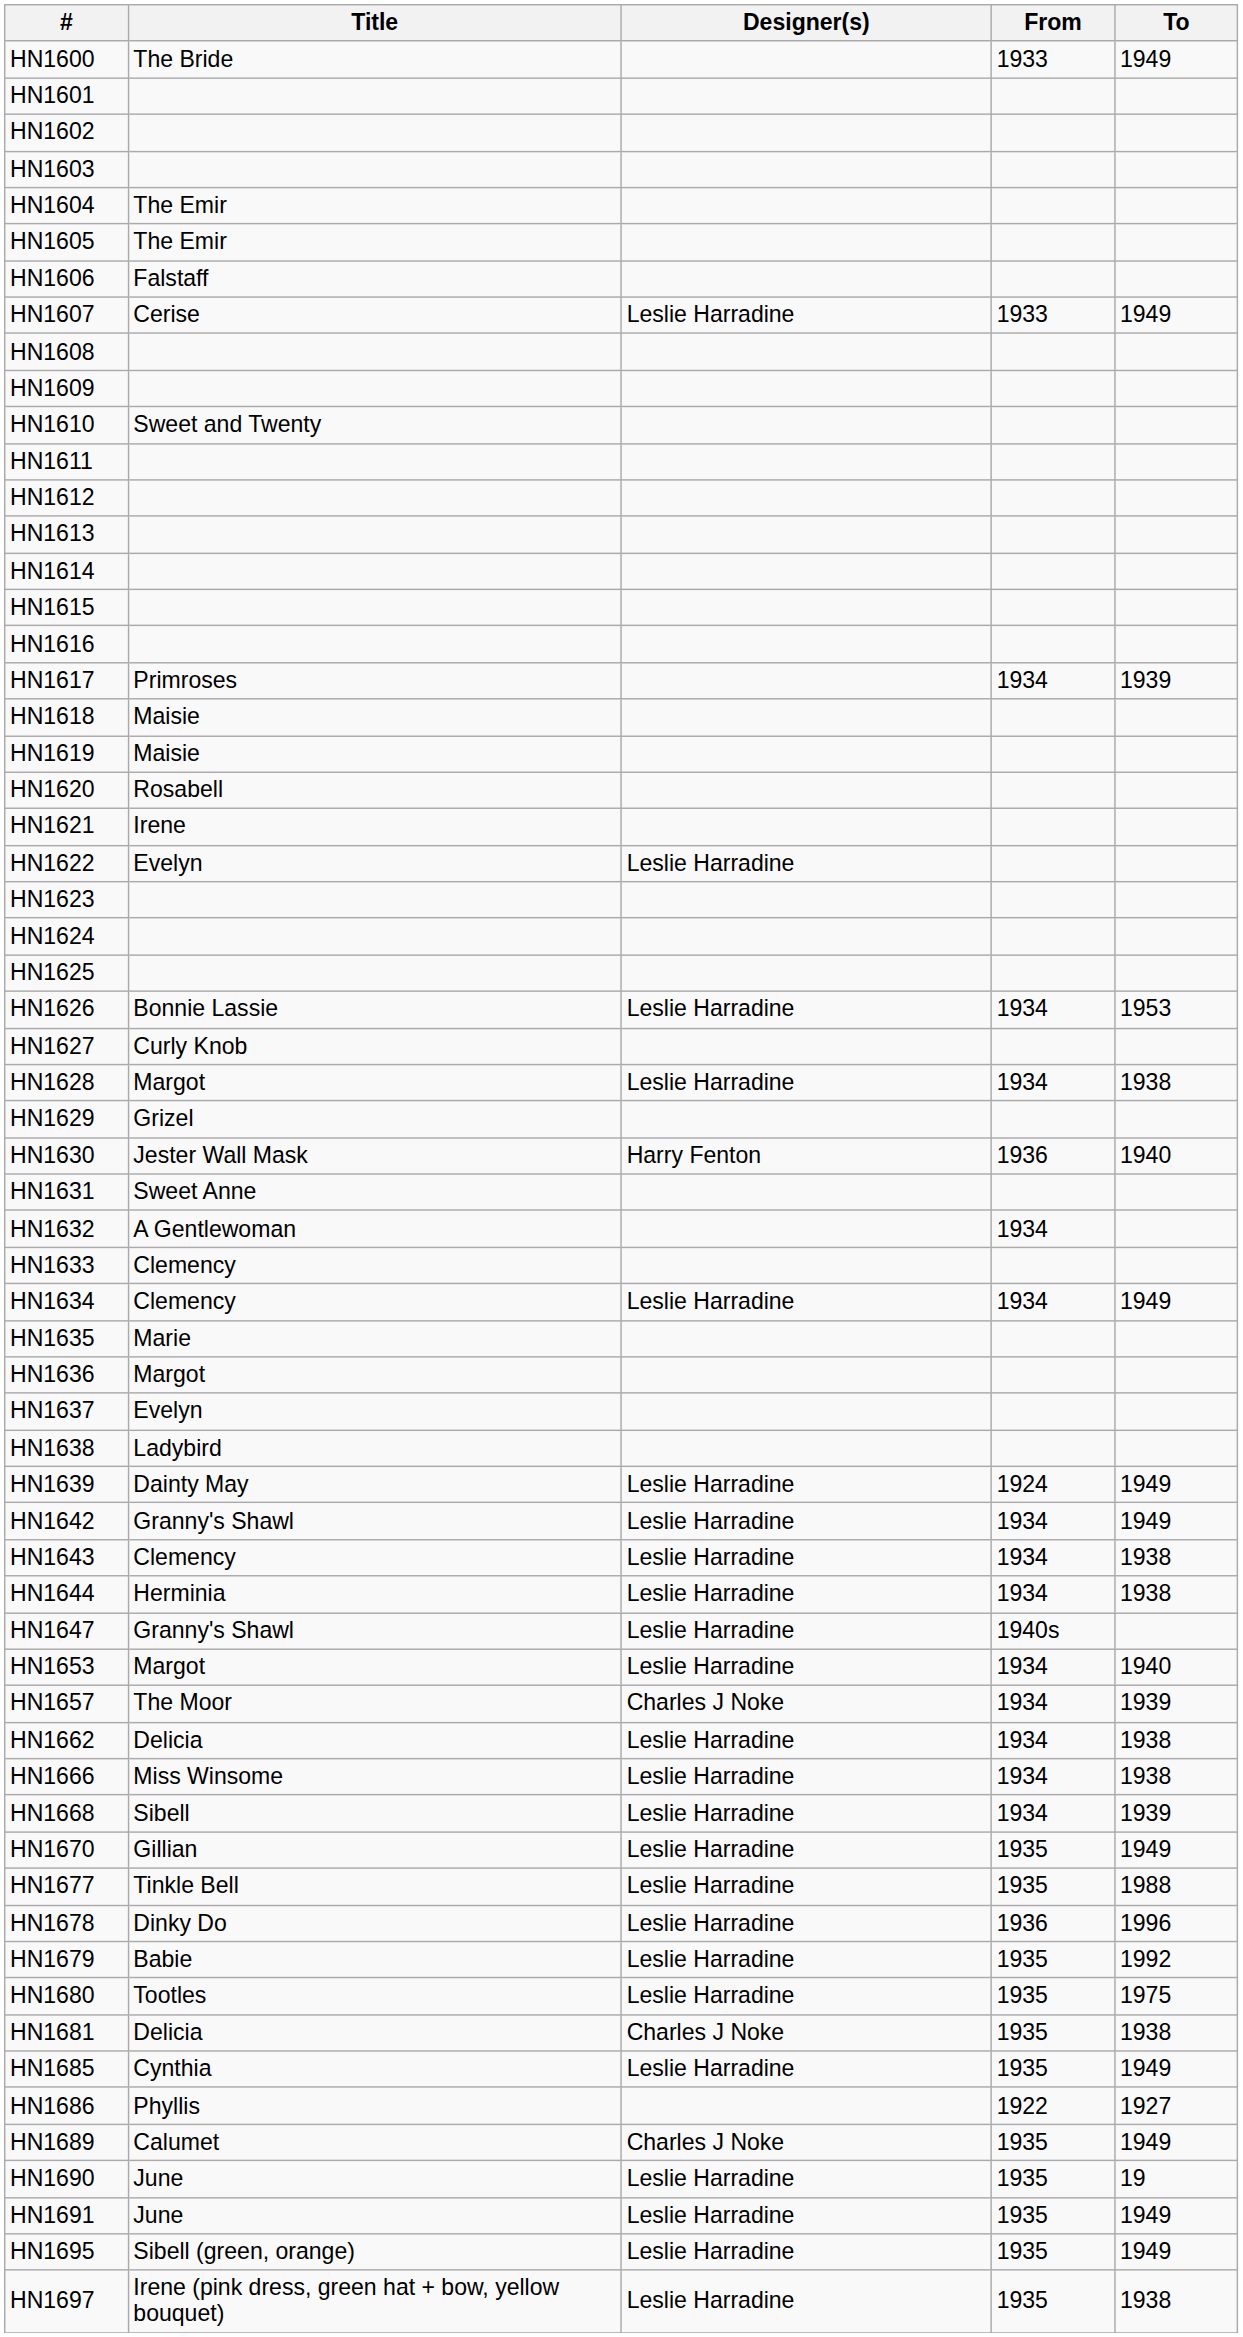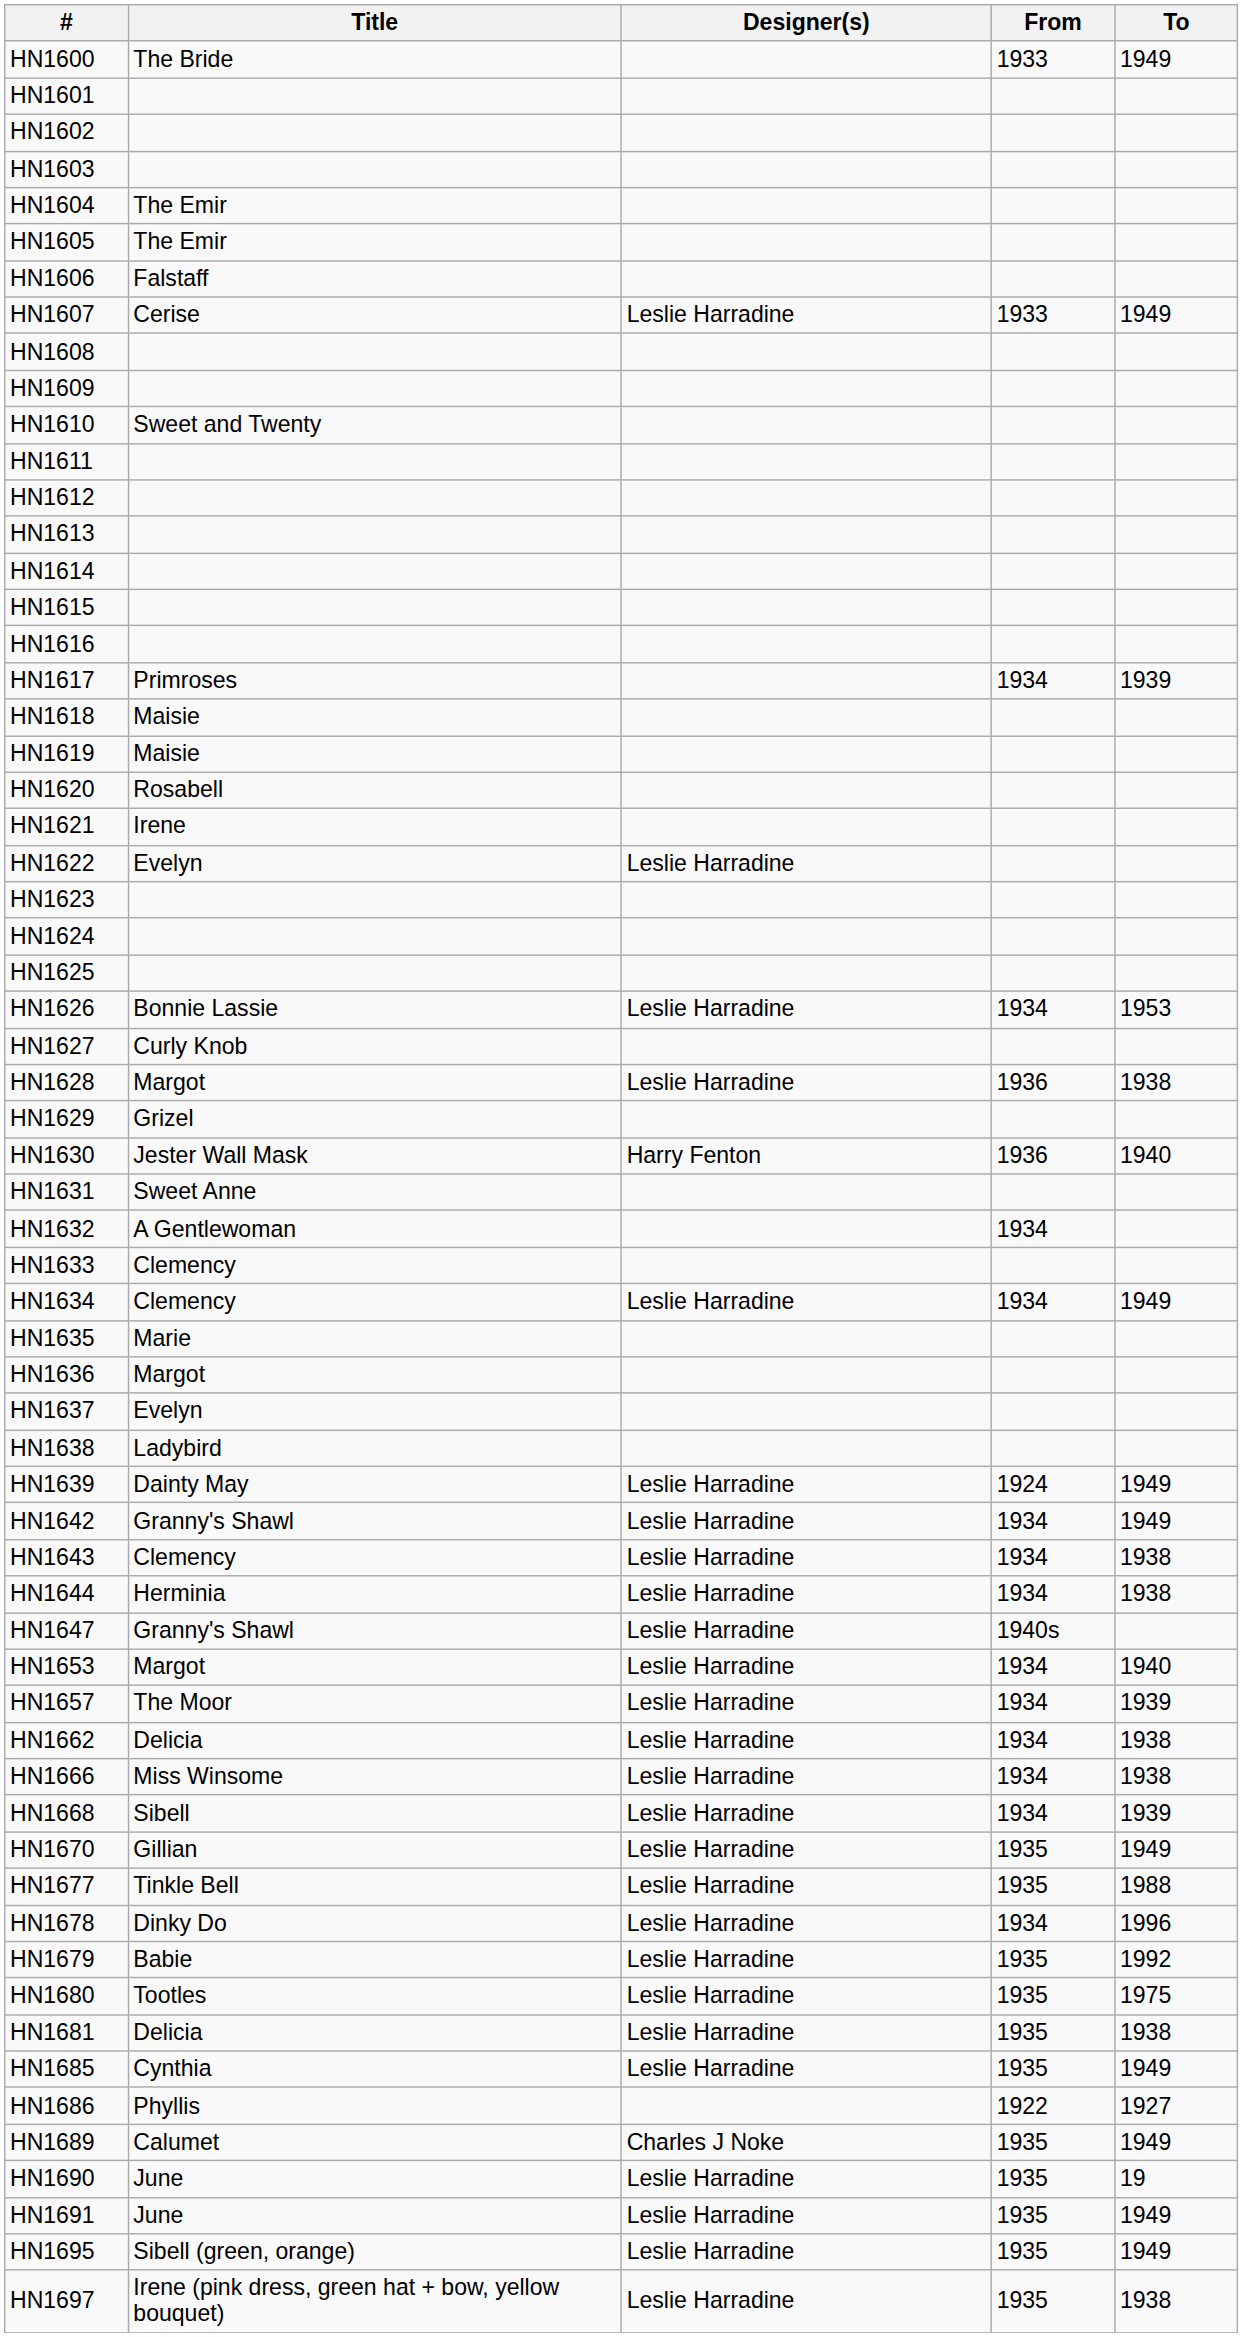(1022, 1082) 1934 -> (1022, 1082) 1936
(705, 1703) Charles J Noke -> (711, 1703) Leslie Harradine
(1022, 1922) 1936 -> (1022, 1922) 1934
(705, 2032) Charles J Noke -> (711, 2032) Leslie Harradine
